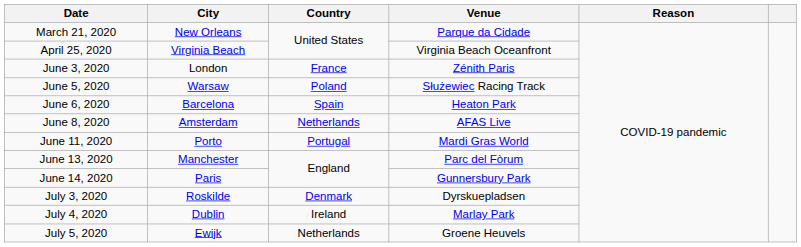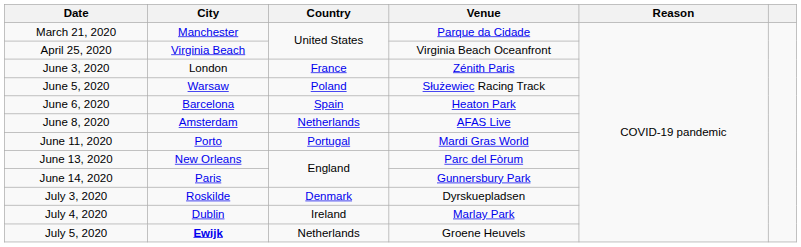(208, 31) New Orleans -> (208, 31) Manchester
(208, 159) Manchester -> (208, 159) New Orleans
(208, 232) normal -> (208, 232) bold
